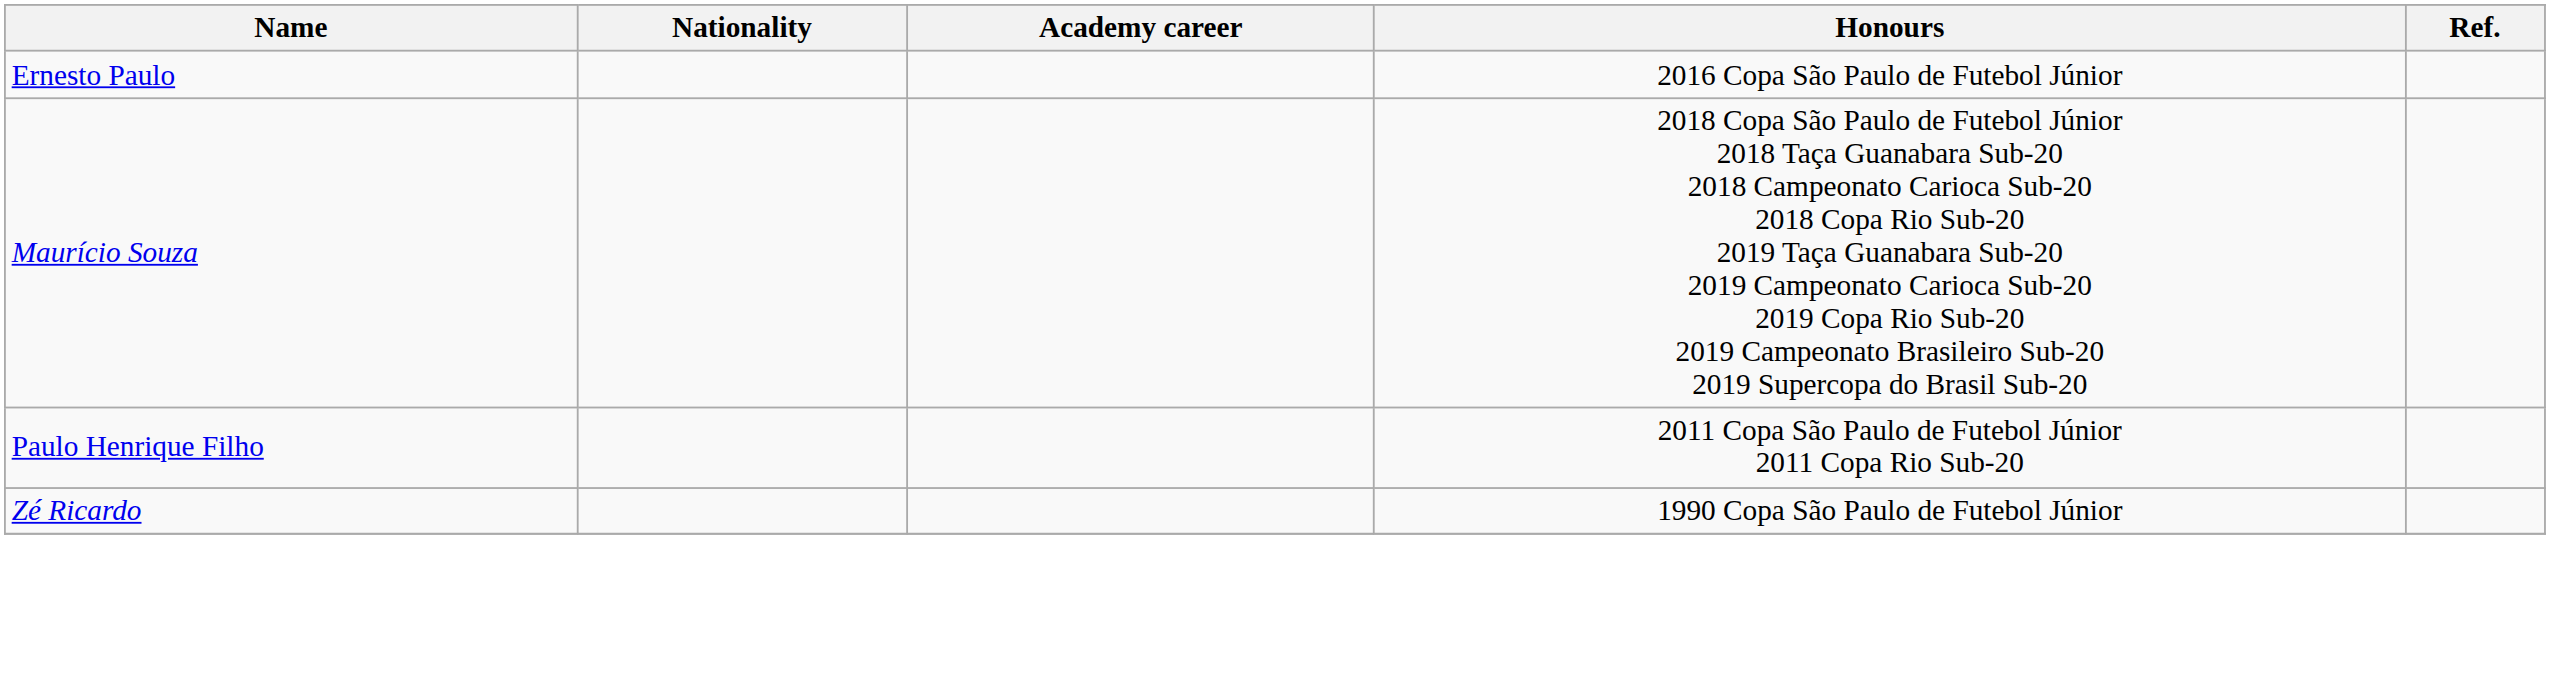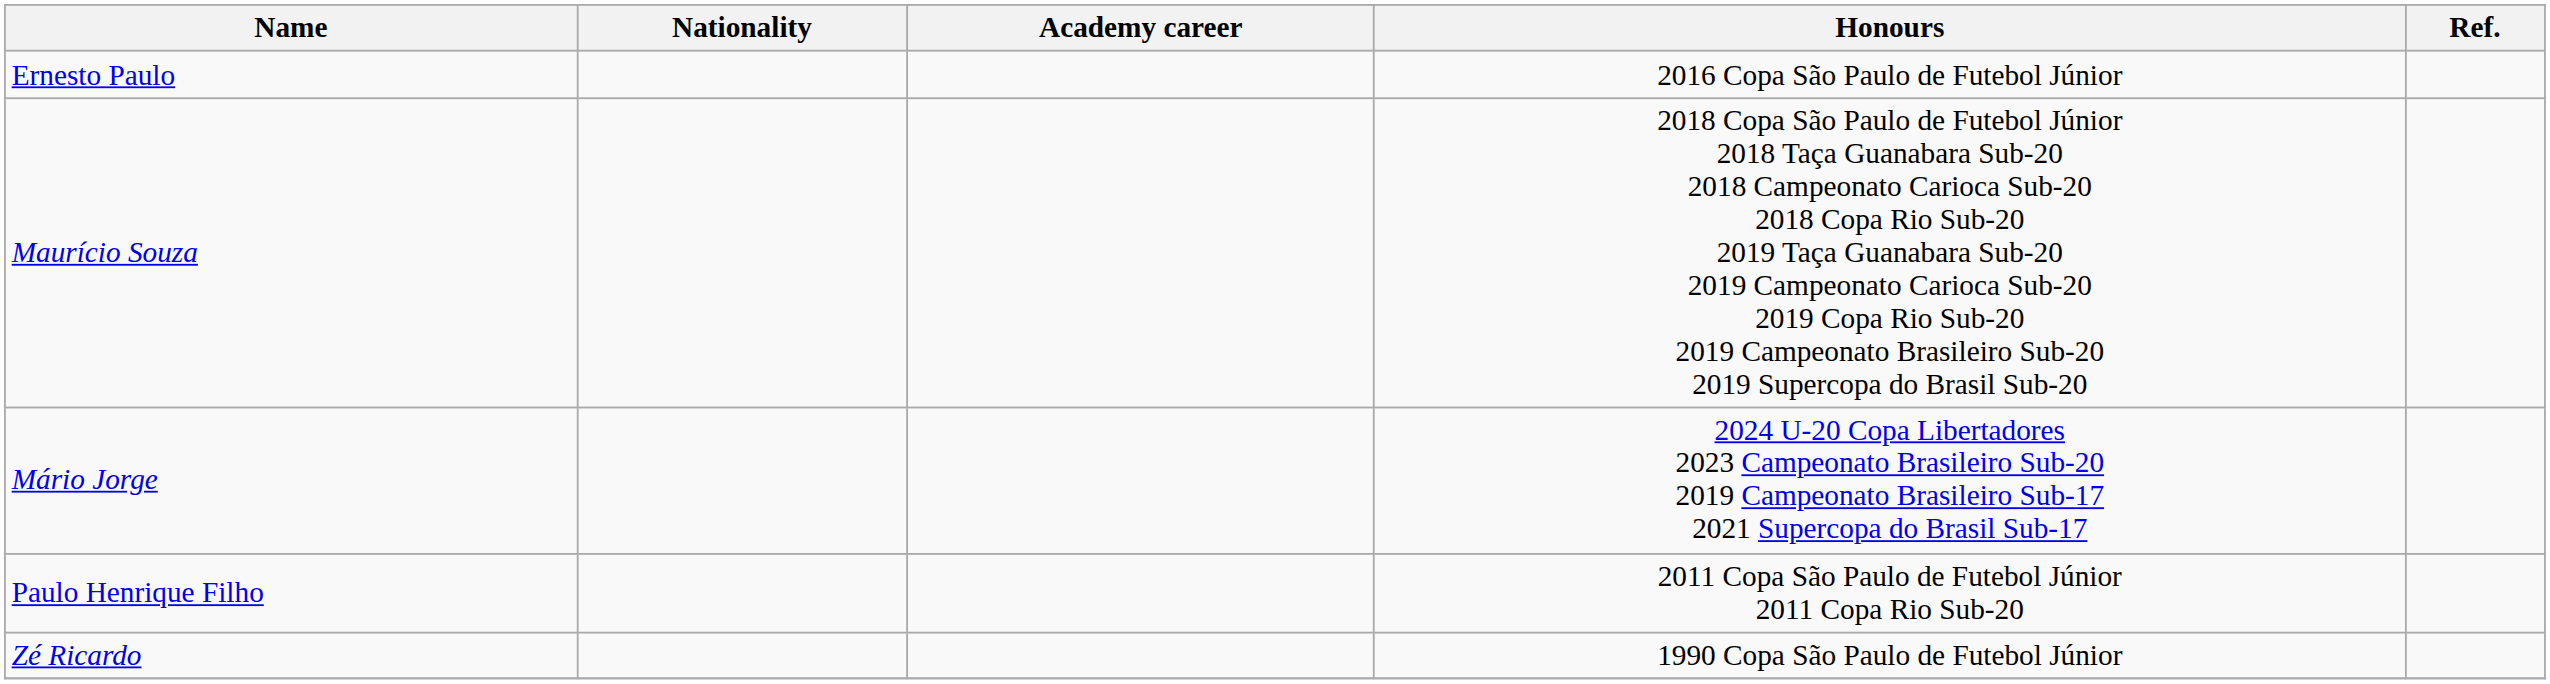+ row: (85, 479)
